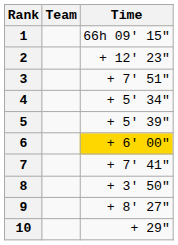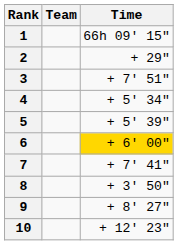(134, 58) + 12' 23" -> (150, 58) + 29"
(150, 229) + 29" -> (134, 229) + 12' 23"
